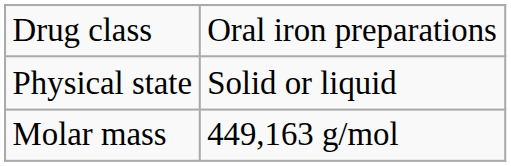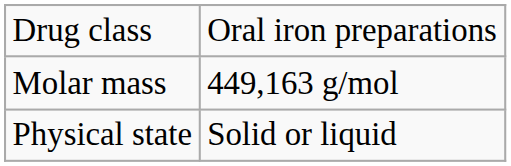rows swapped: (90, 134) <-> (102, 82)
